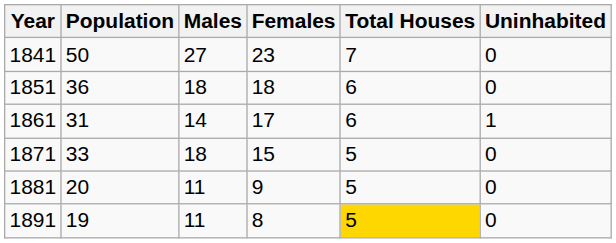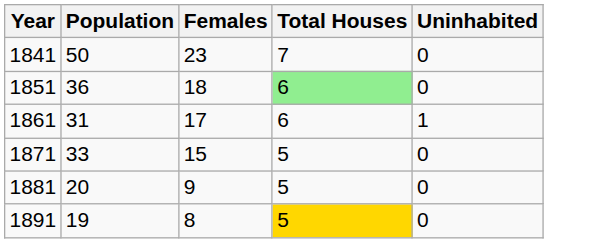- column: (213, 21)
(351, 87) no background -> (283, 87) lightgreen background
